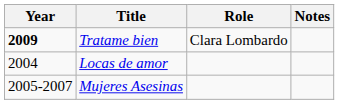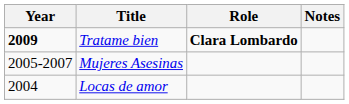(239, 39) normal -> (244, 39) bold
rows swapped: (131, 87) <-> (123, 63)
